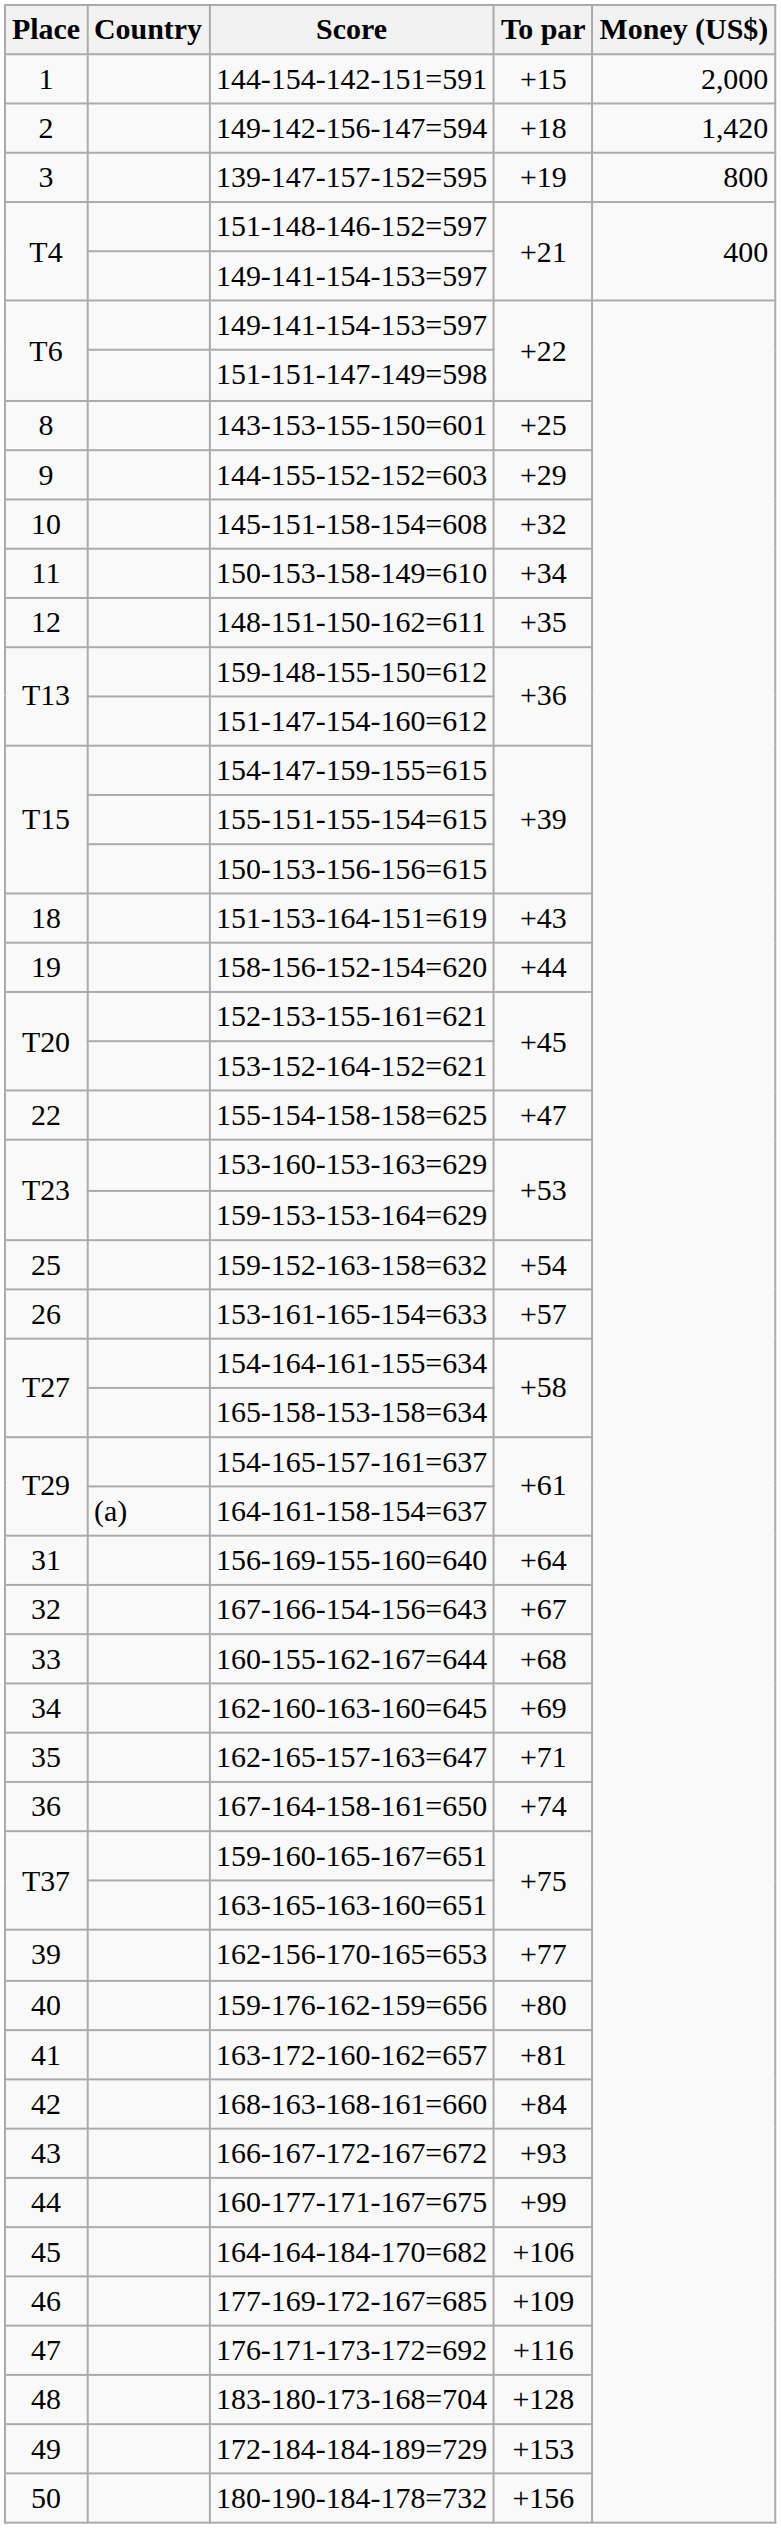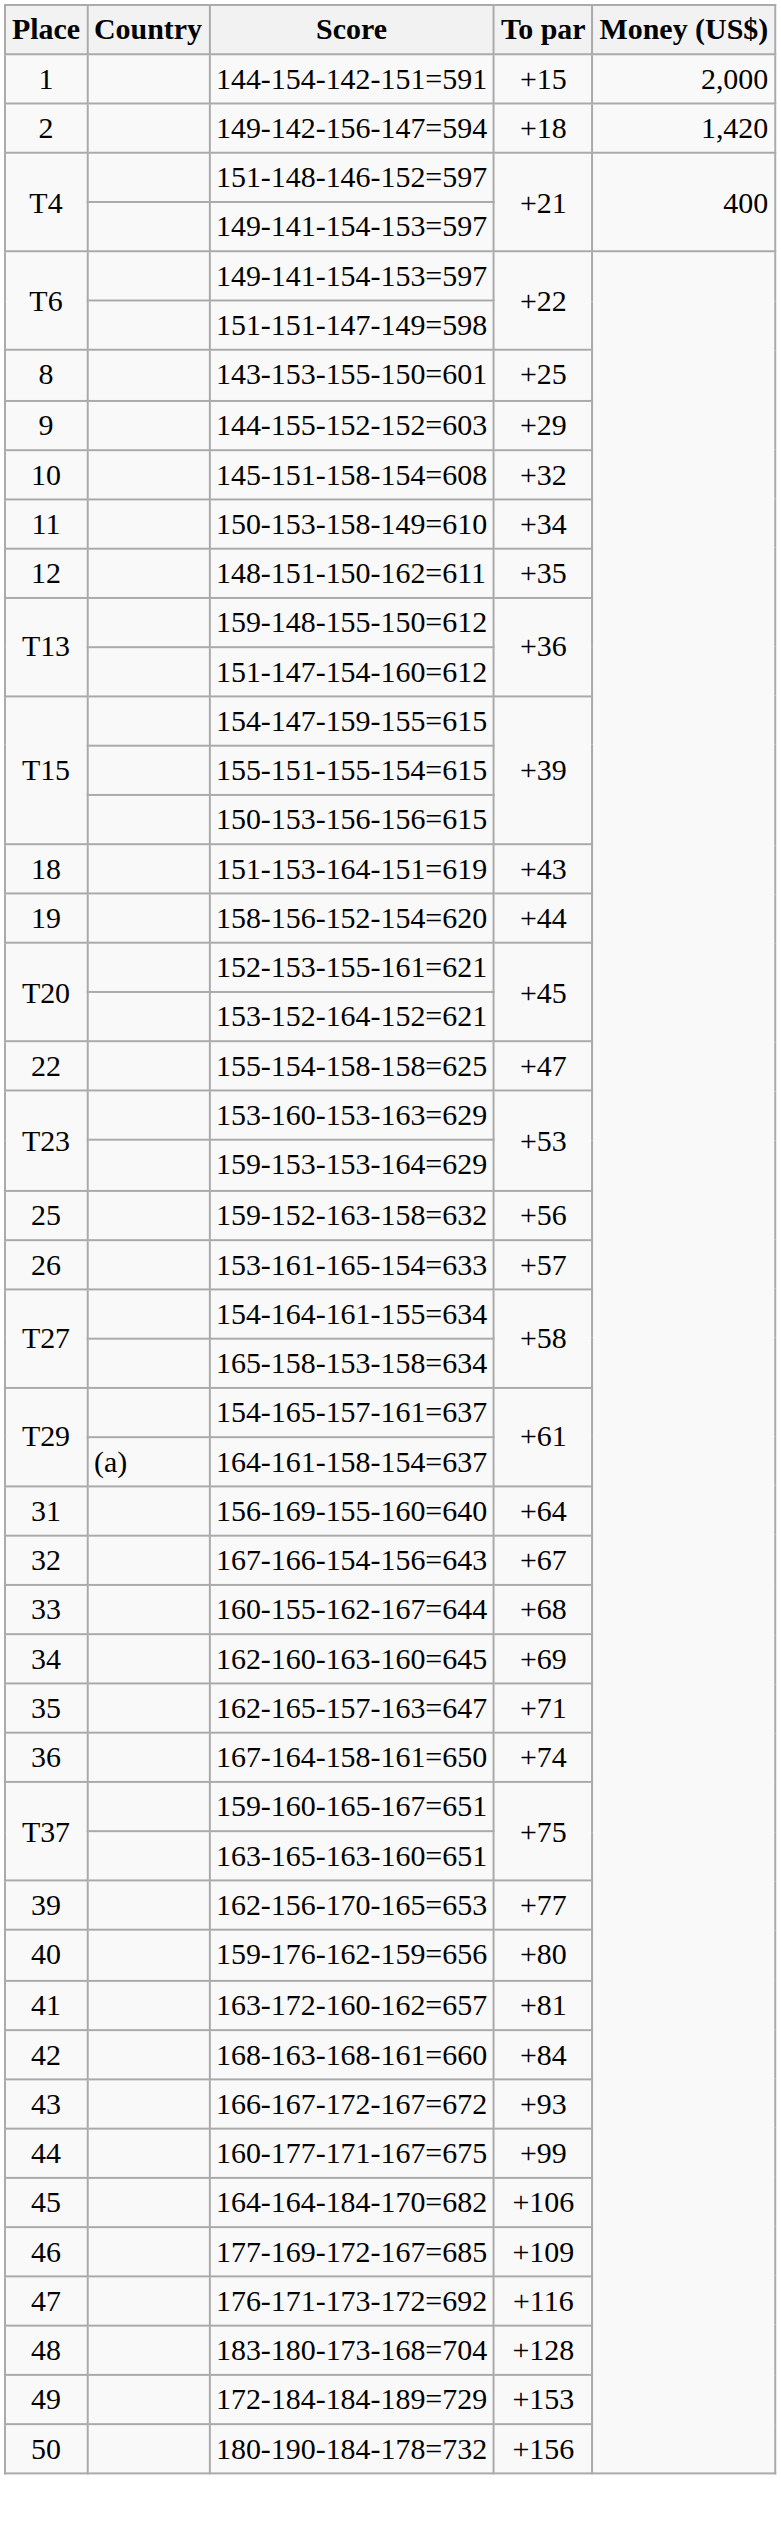- row: (46, 177)
(543, 1263) +54 -> (543, 1214) +56
